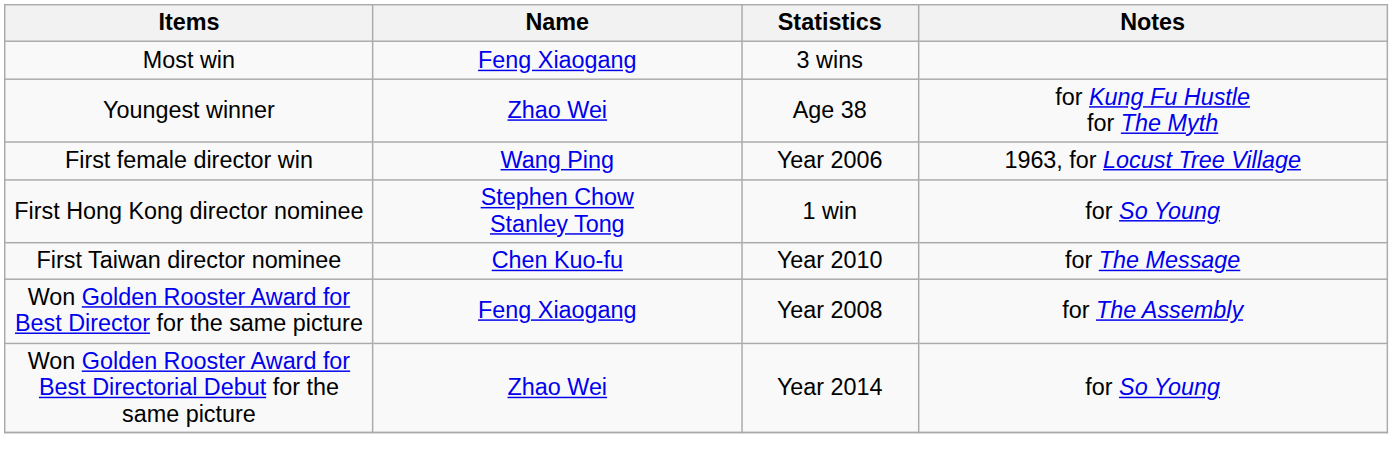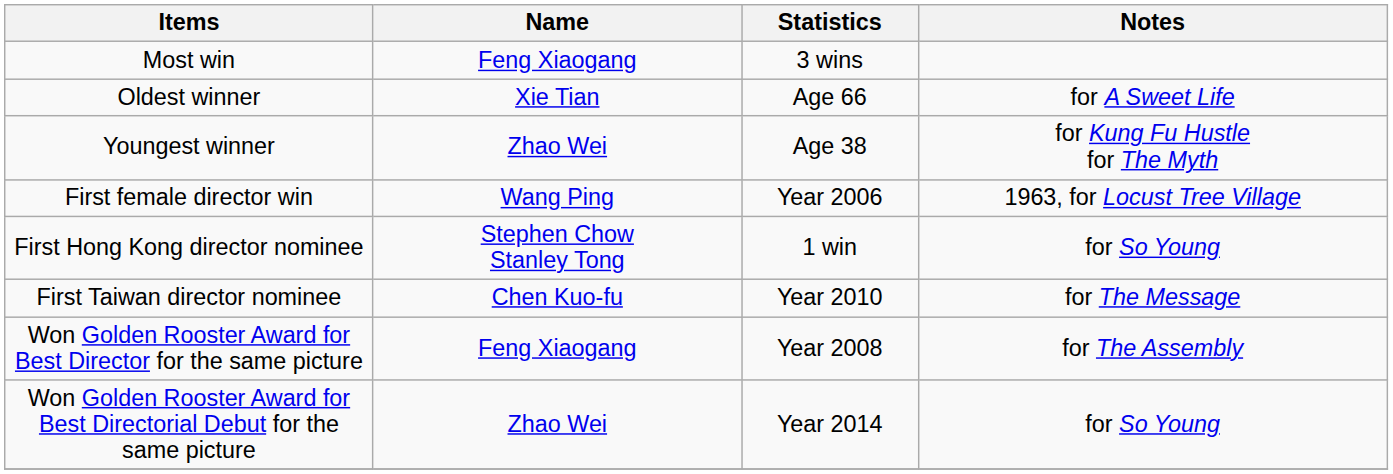+ row: (189, 97)
